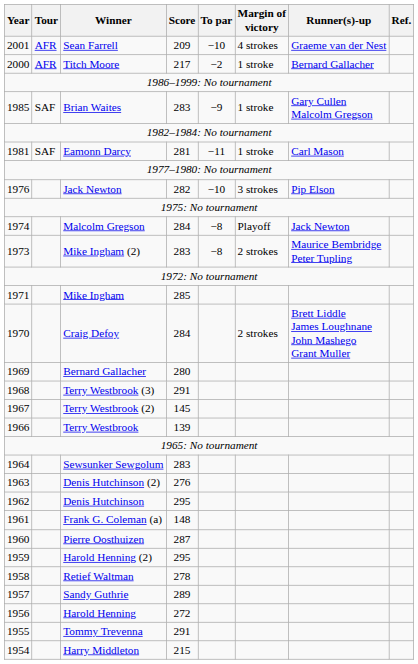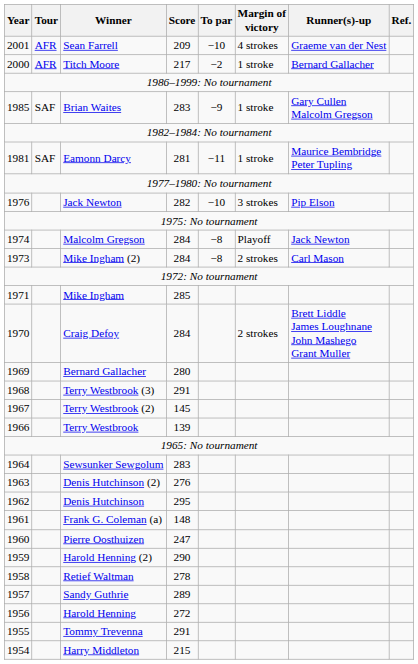(318, 151) Carl Mason -> (336, 158) Maurice Bembridge Peter Tupling
(182, 251) 283 -> (182, 257) 284
(336, 251) Maurice Bembridge Peter Tupling -> (318, 257) Carl Mason
(182, 538) 287 -> (182, 538) 247
(182, 557) 295 -> (182, 557) 290
